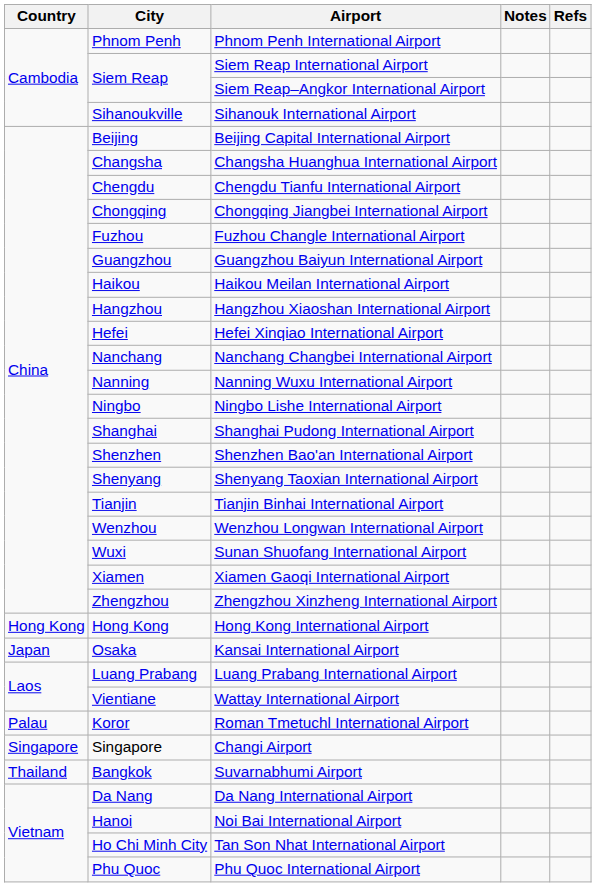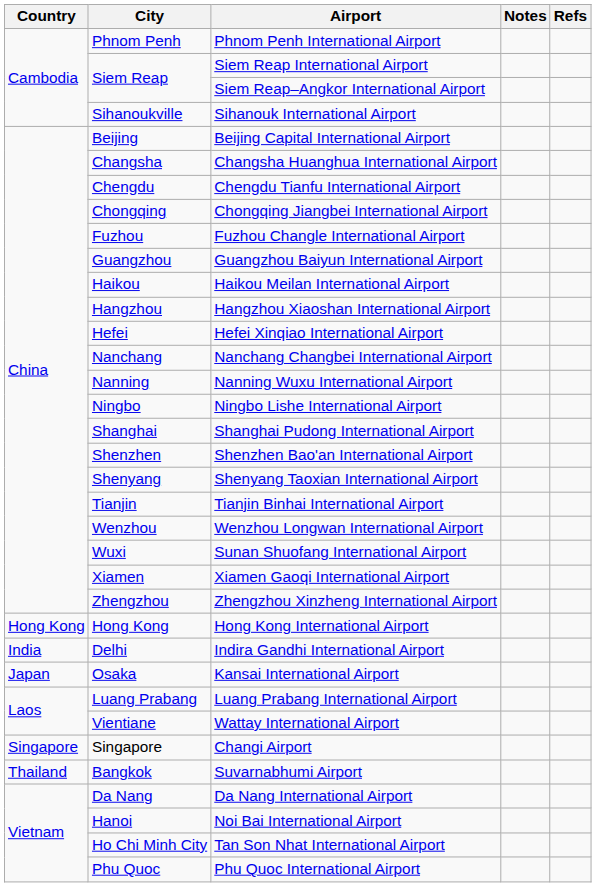+ row: (329, 650)
- row: (341, 723)
